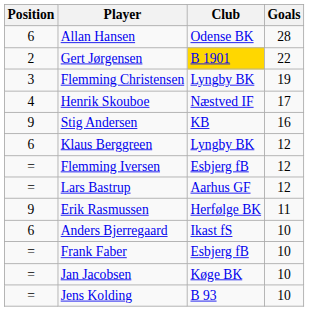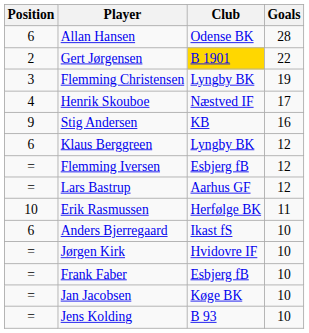(31, 209) 9 -> (31, 209) 10
+ row: (93, 252)
